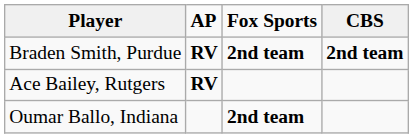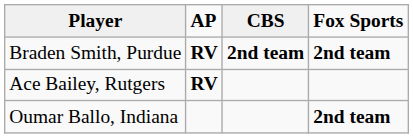columns swapped: (365, 20) <-> (272, 20)
